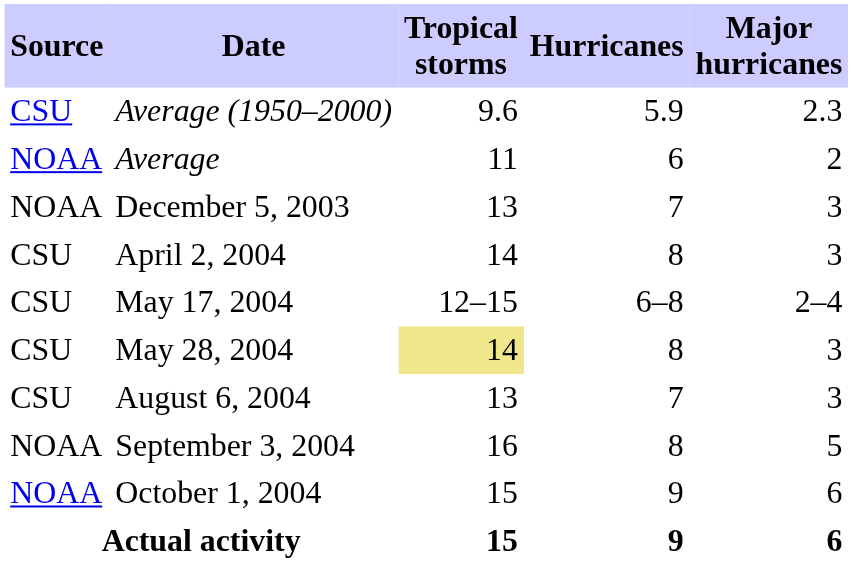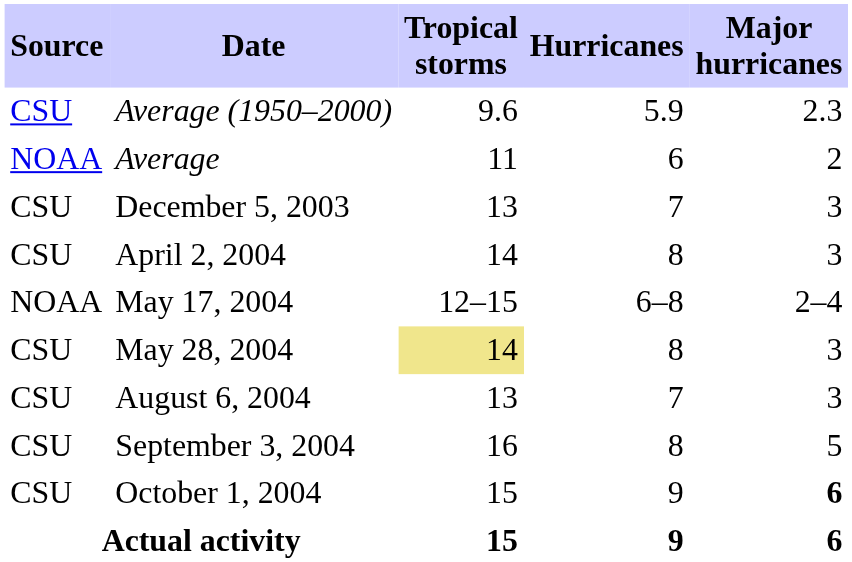(56, 206) NOAA -> (41, 206) CSU
(41, 302) CSU -> (56, 302) NOAA
(56, 445) NOAA -> (41, 445) CSU
(56, 493) NOAA -> (41, 493) CSU
(834, 493) normal -> (834, 493) bold
